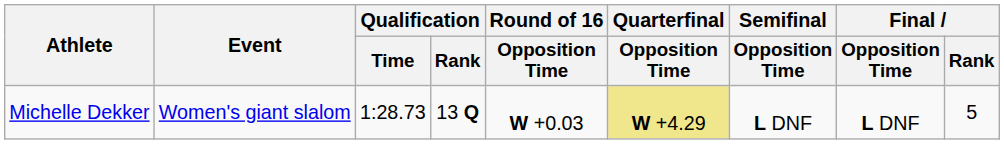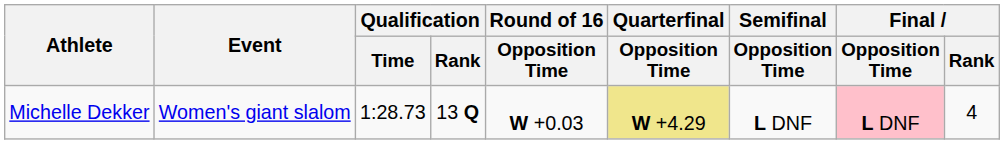(891, 124) no background -> (891, 124) pink background
(972, 113) 5 -> (972, 113) 4
